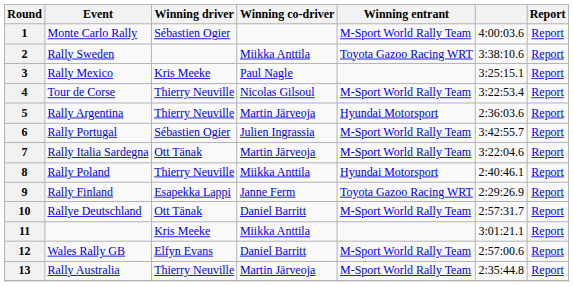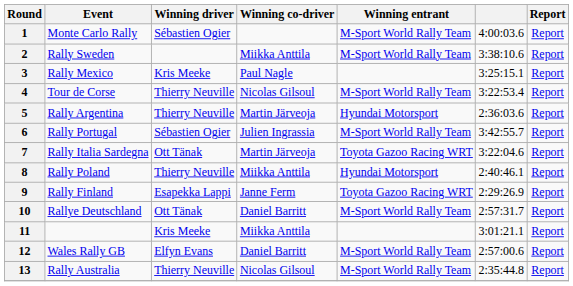(406, 53) Toyota Gazoo Racing WRT -> (406, 53) M-Sport World Rally Team
(406, 152) M-Sport World Rally Team -> (406, 152) Toyota Gazoo Racing WRT
(278, 270) Martin Järveoja -> (277, 270) Nicolas Gilsoul
